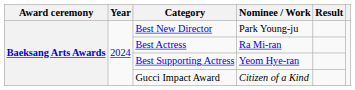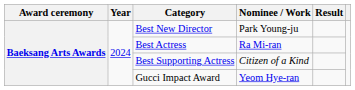(269, 61) Yeom Hye-ran -> (274, 61) Citizen of a Kind
(274, 77) Citizen of a Kind -> (269, 77) Yeom Hye-ran
